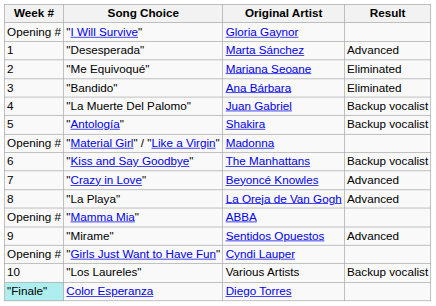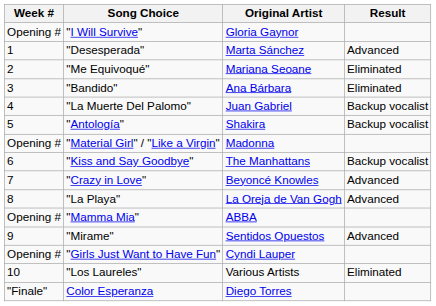(388, 273) Backup vocalist -> (374, 273) Eliminated
(27, 291) paleturquoise background -> (27, 291) no background
